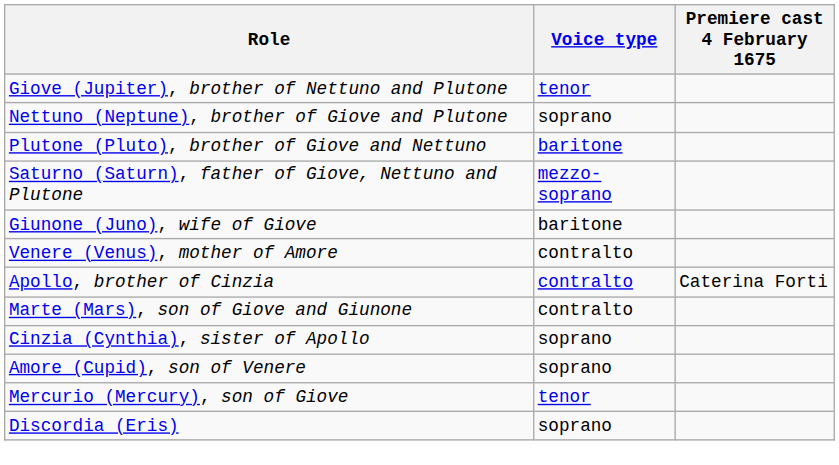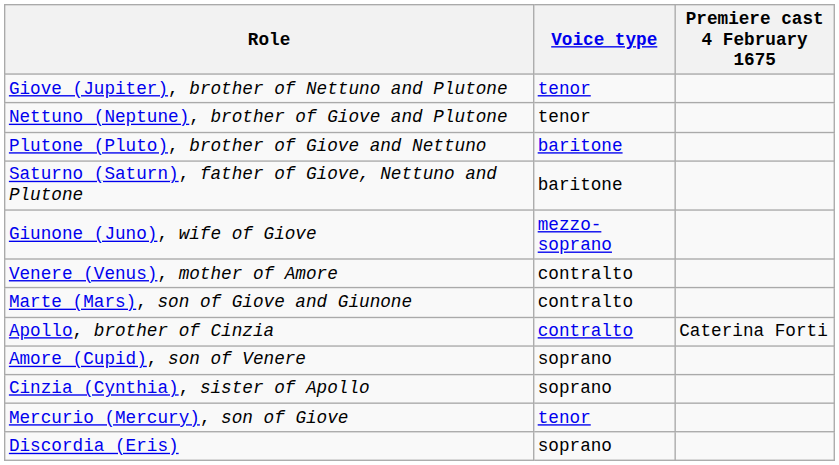(575, 118) soprano -> (564, 118) tenor
(575, 185) mezzo-soprano -> (580, 185) baritone
(580, 224) baritone -> (575, 235) mezzo-soprano
rows swapped: (142, 282) <-> (210, 311)
rows swapped: (189, 340) <-> (157, 368)
